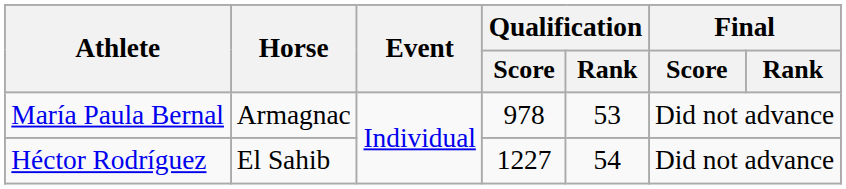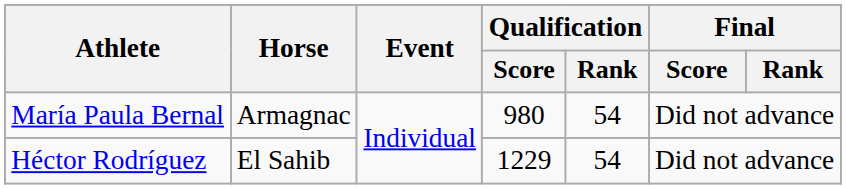(524, 115) 978 -> (524, 115) 980
(607, 115) 53 -> (607, 115) 54
(524, 160) 1227 -> (524, 160) 1229
